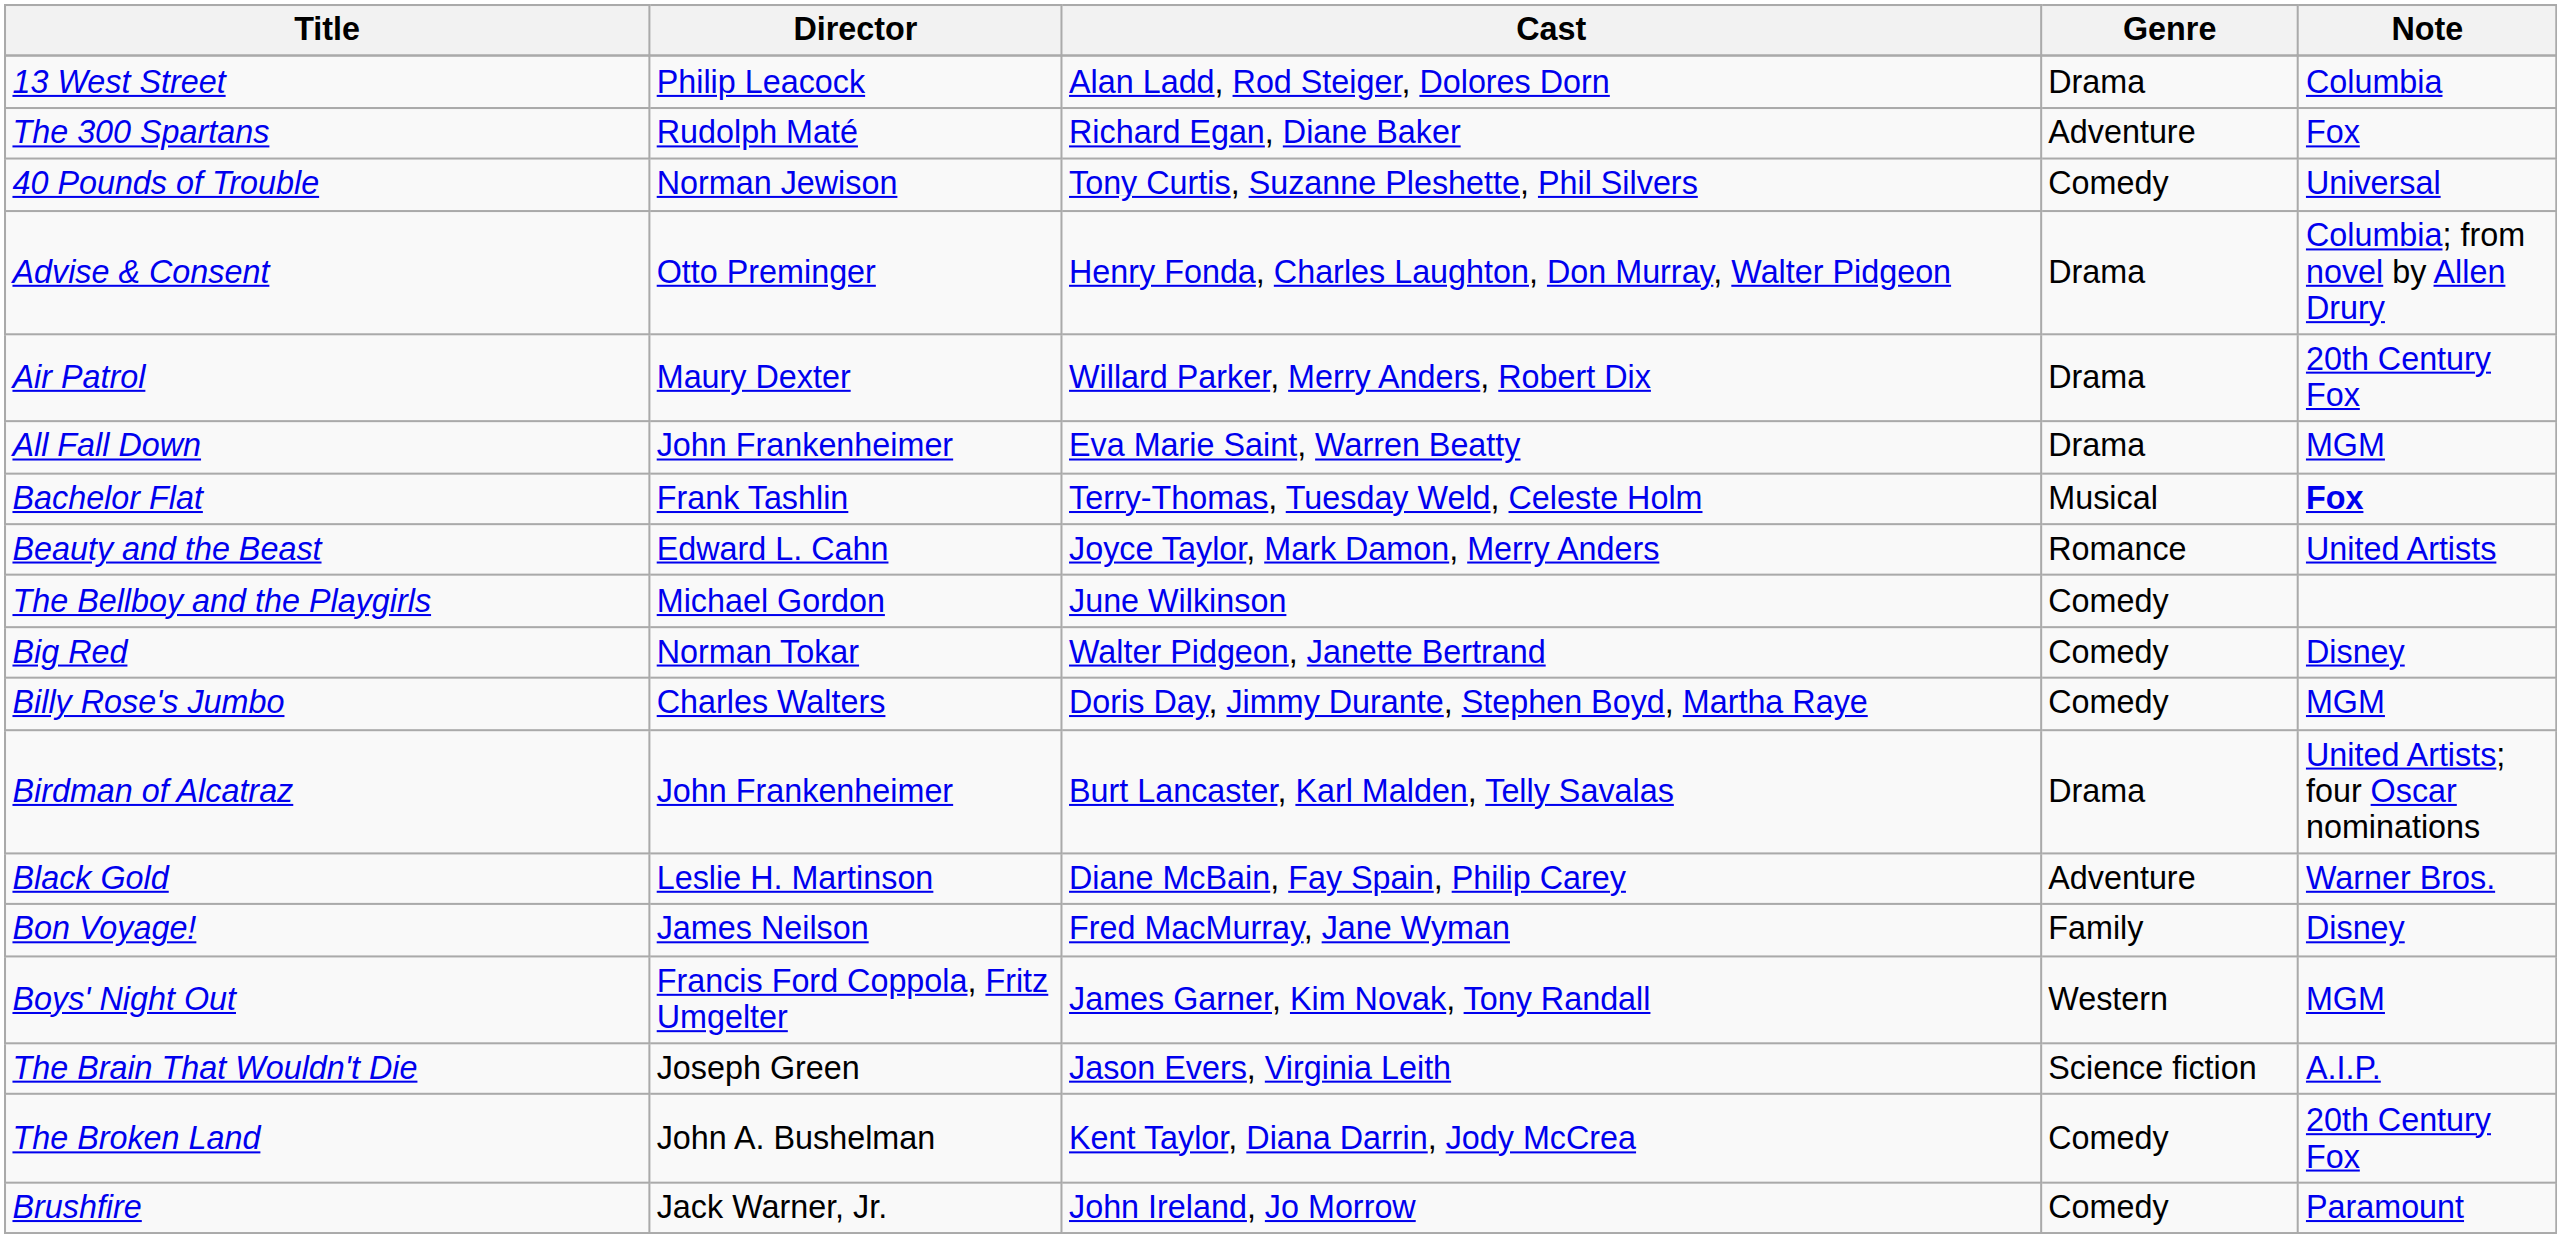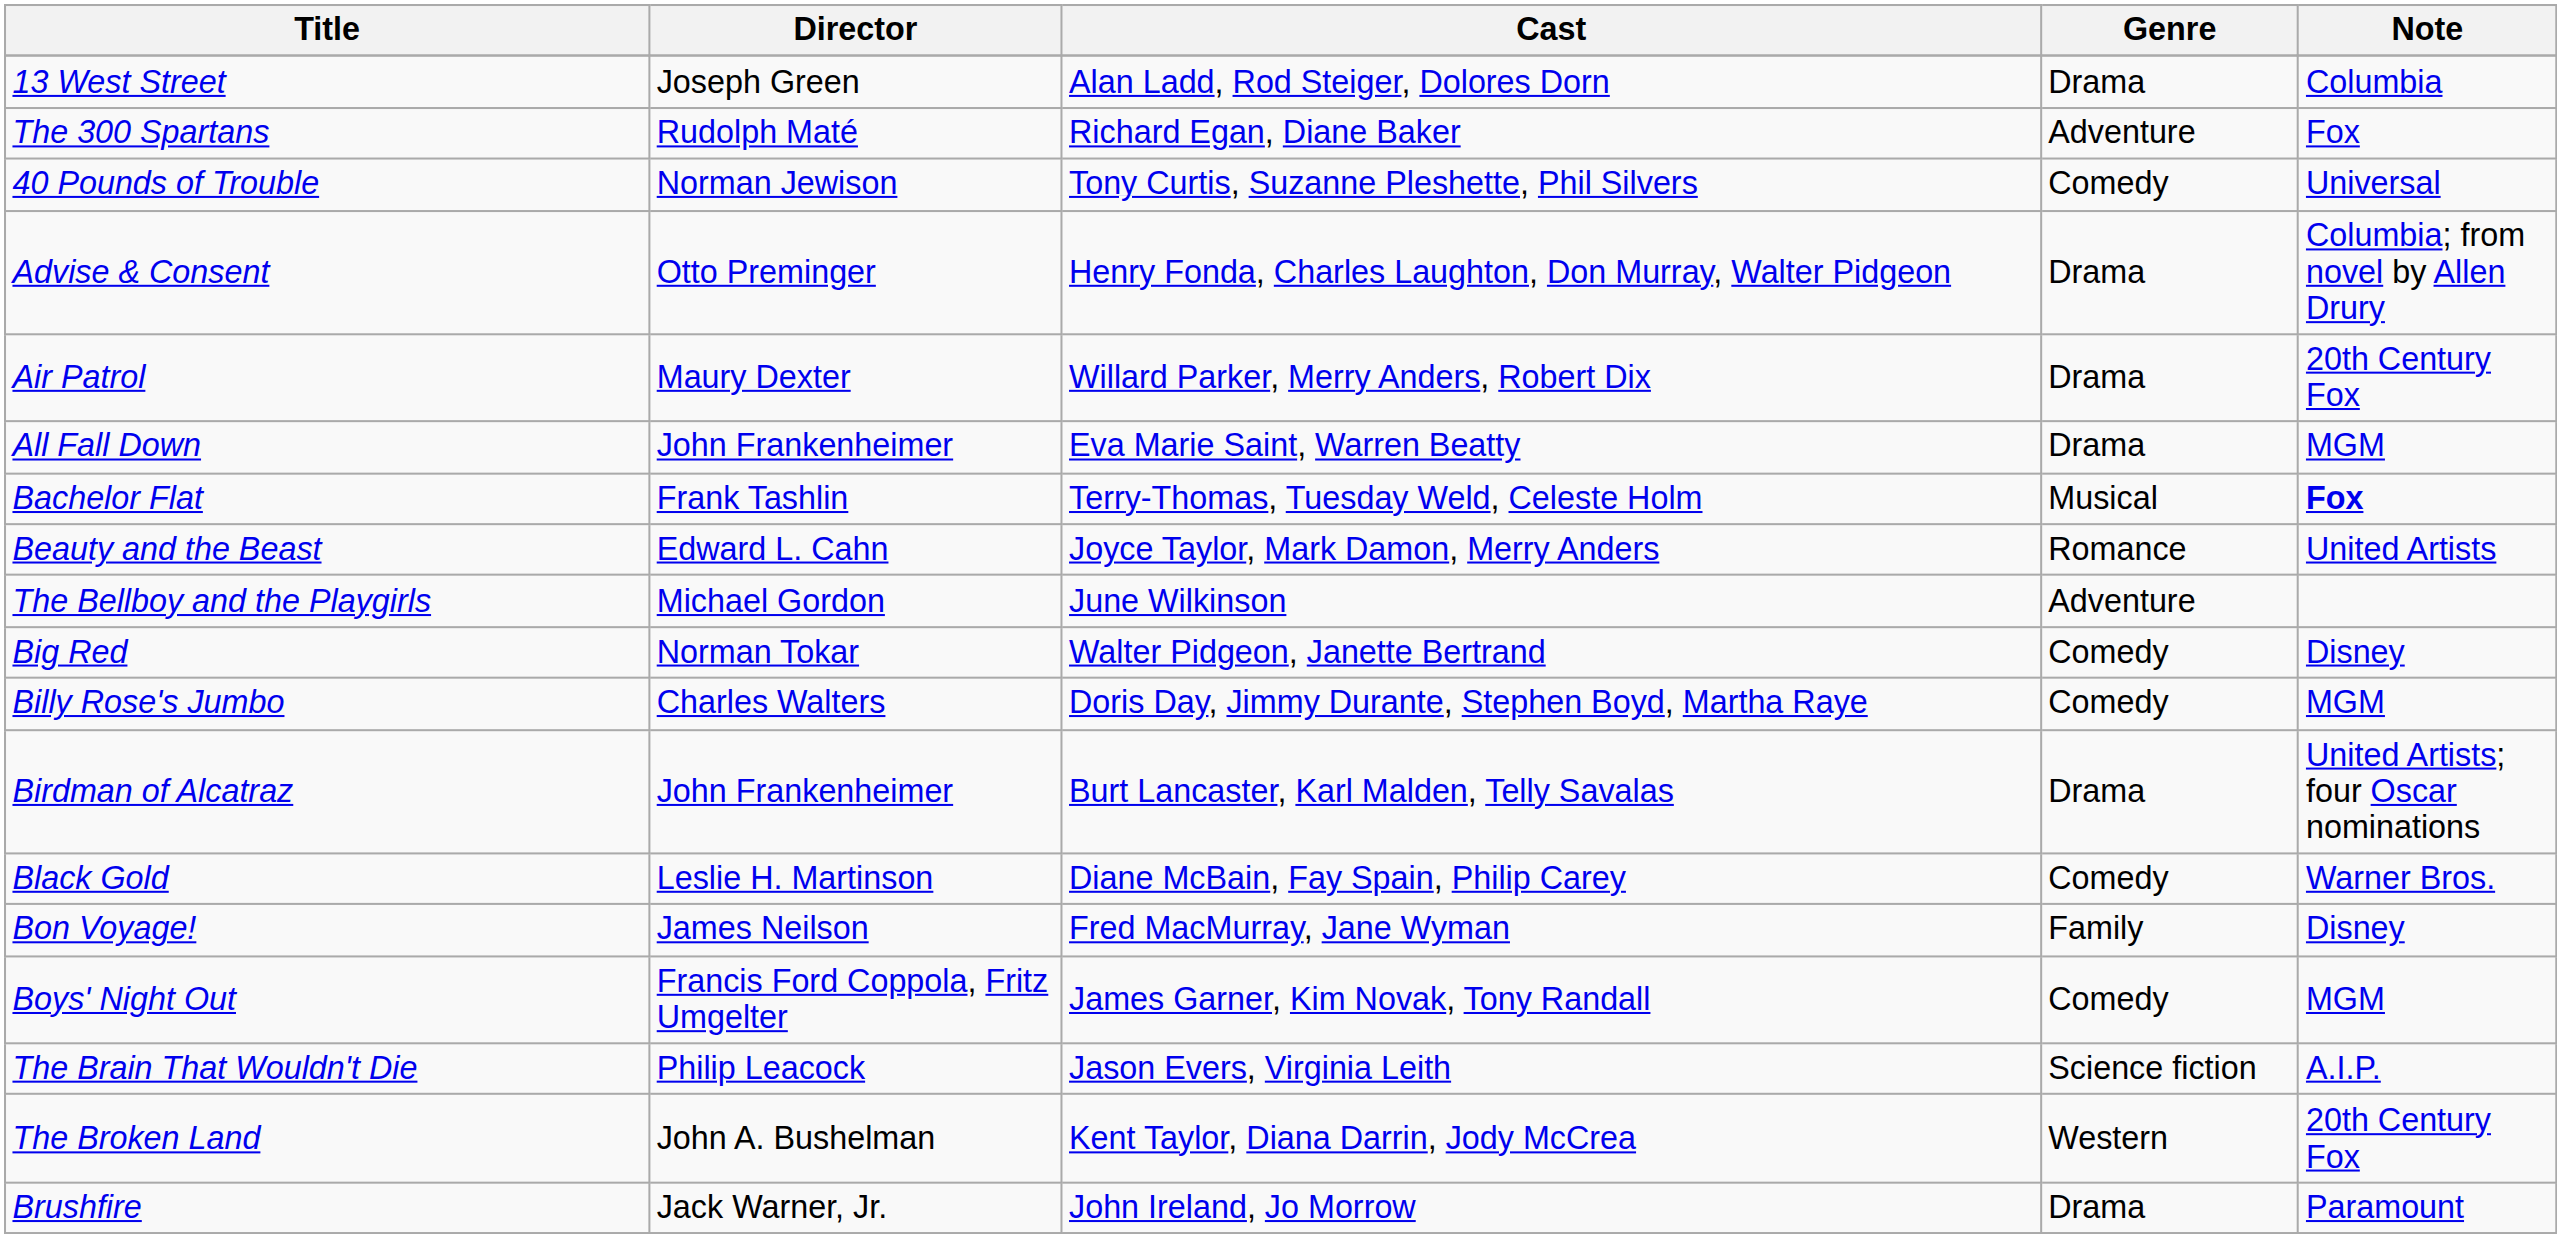(761, 81) Philip Leacock -> (758, 81) Joseph Green
(2108, 600) Comedy -> (2122, 600) Adventure
(2122, 878) Adventure -> (2108, 878) Comedy
(2108, 998) Western -> (2108, 998) Comedy
(758, 1068) Joseph Green -> (761, 1068) Philip Leacock
(2108, 1137) Comedy -> (2108, 1137) Western
(2108, 1207) Comedy -> (2097, 1207) Drama
